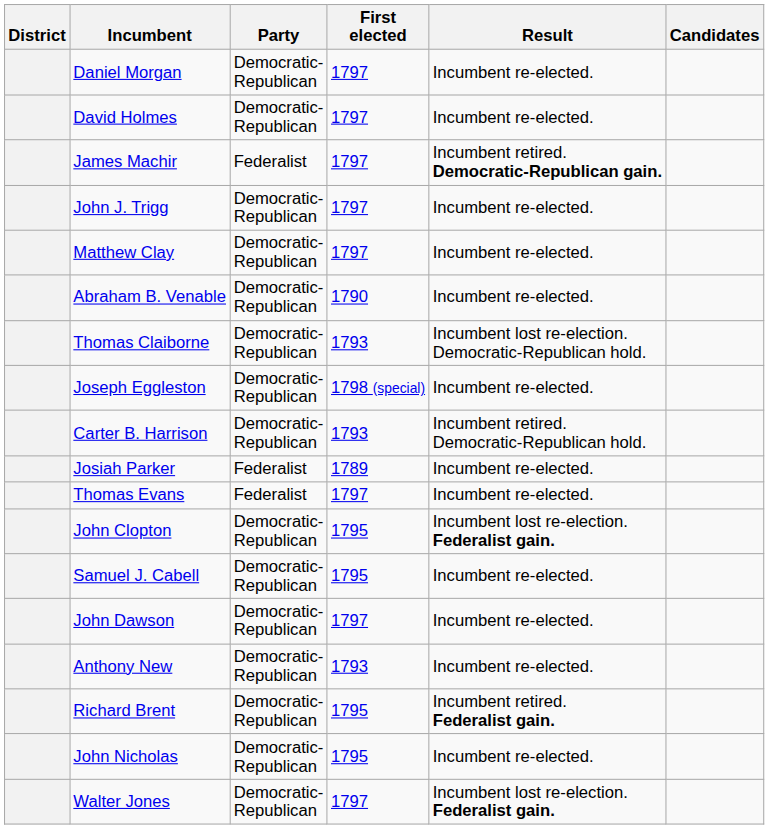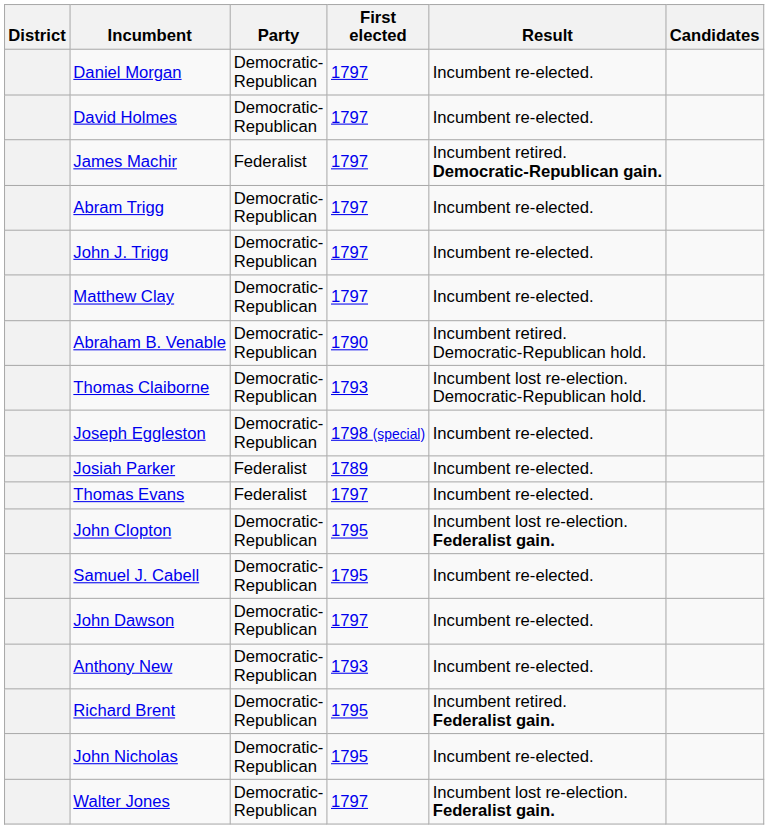+ row: (119, 207)
(513, 297) Incumbent re-elected. -> (540, 342) Incumbent retired. Democratic-Republican hold.
- row: (140, 433)
